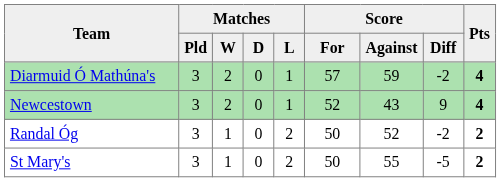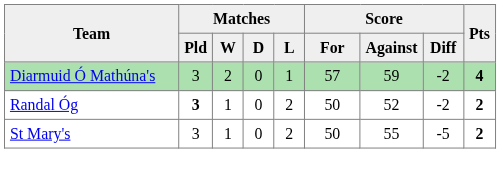- row: (51, 104)
(196, 133) normal -> (196, 104) bold
